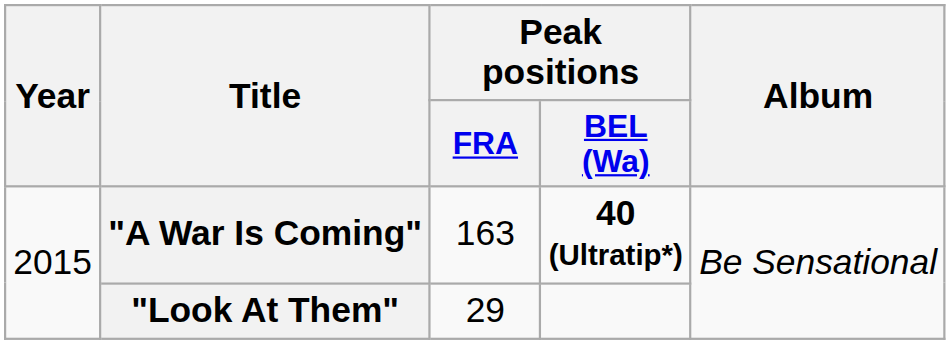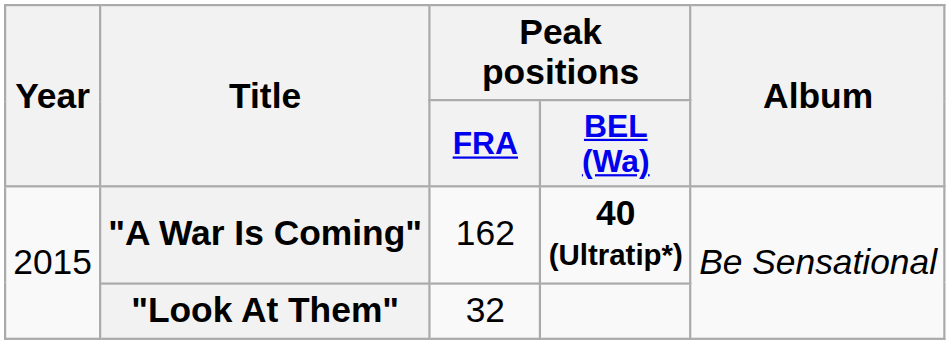(485, 233) 163 -> (485, 233) 162
(485, 309) 29 -> (485, 309) 32
